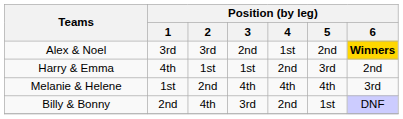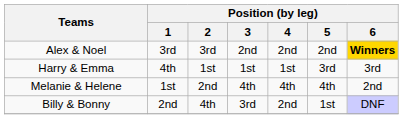(287, 50) 1st -> (287, 50) 2nd
(287, 68) 2nd -> (287, 68) 1st
(373, 68) 2nd -> (373, 68) 3rd
(373, 86) 3rd -> (373, 86) 2nd
